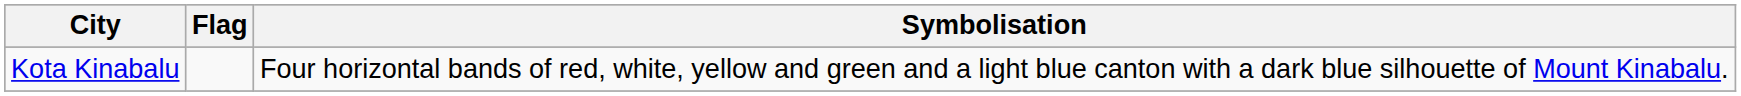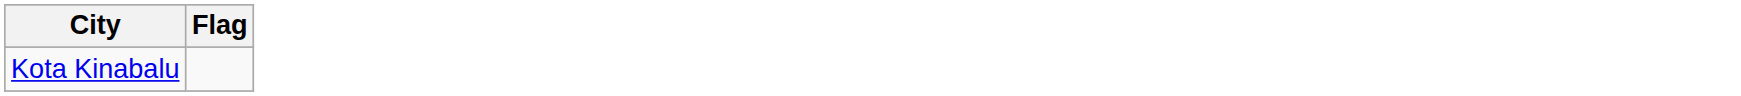- column: (994, 25)
